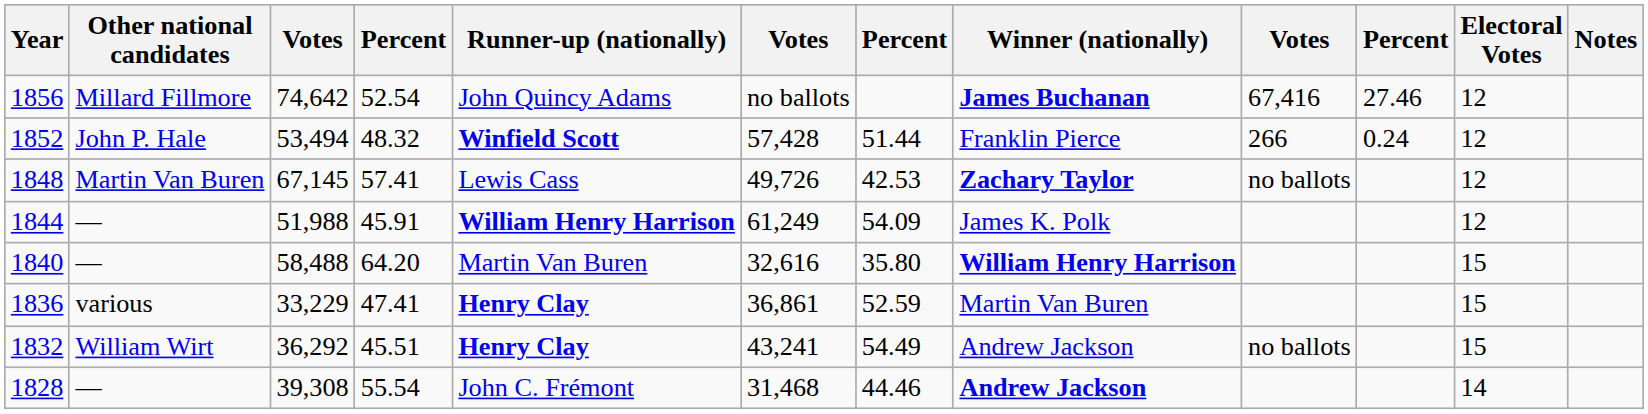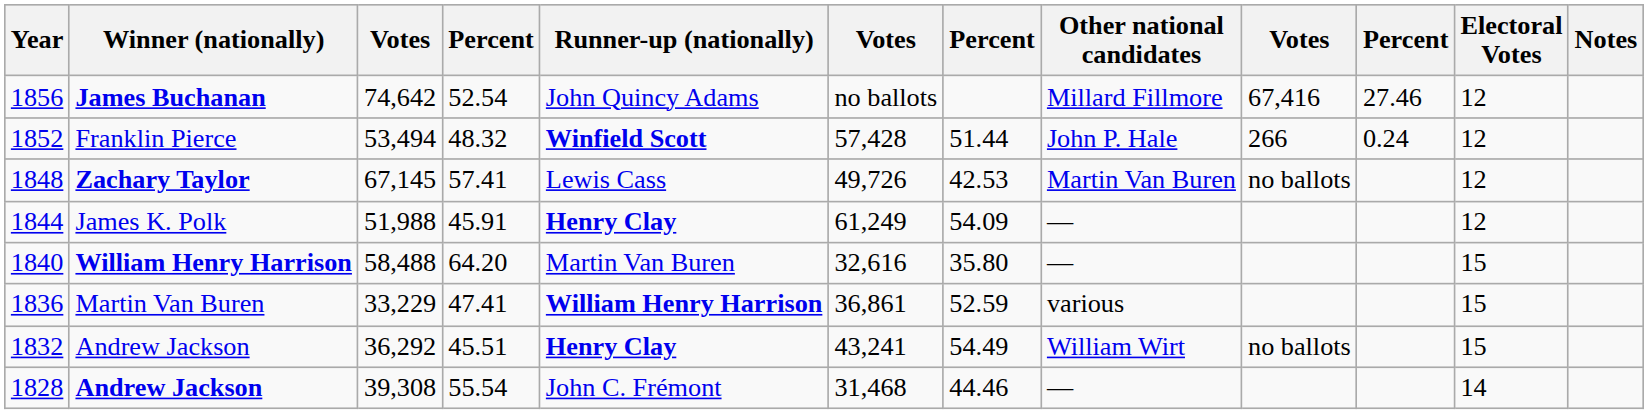columns swapped: (1098, 40) <-> (170, 40)
(597, 221) William Henry Harrison -> (611, 221) Henry Clay
(524, 304) Henry Clay -> (684, 304) William Henry Harrison
